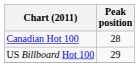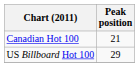(116, 39) 28 -> (116, 39) 21
